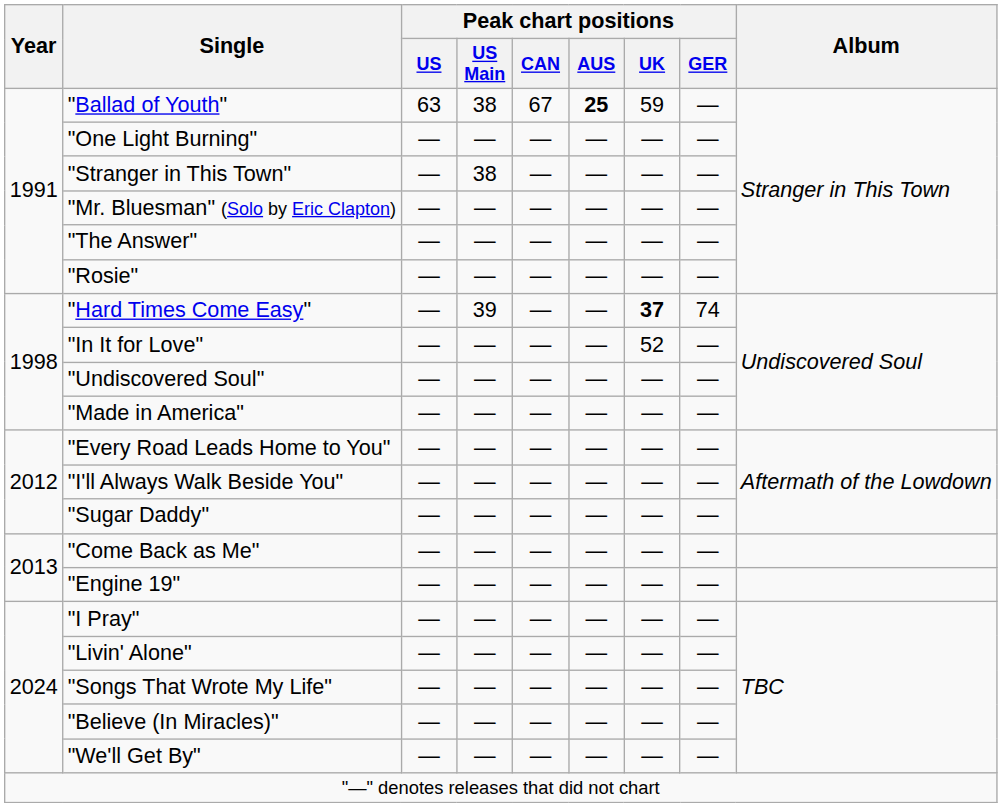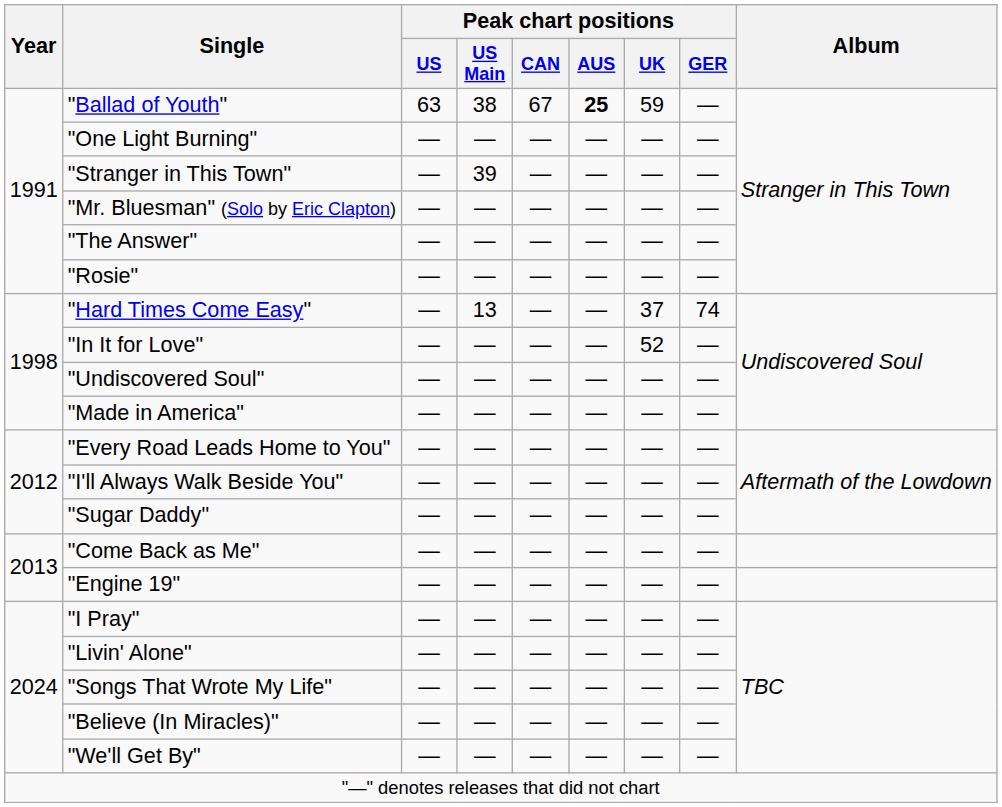(485, 173) 38 -> (485, 173) 39
(485, 310) 39 -> (485, 310) 13
(652, 310) bold -> (652, 310) normal
